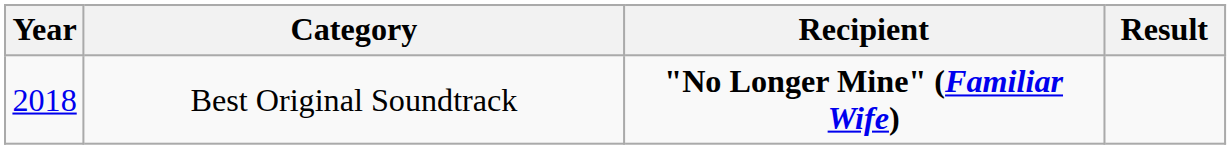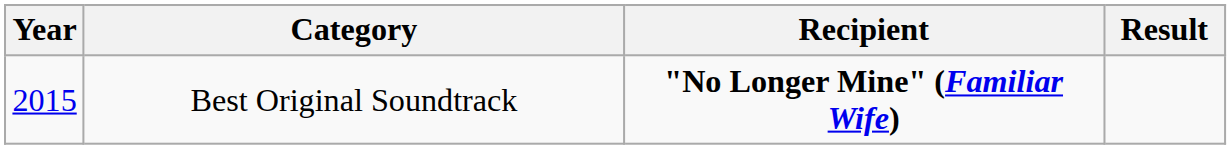(45, 99) 2018 -> (45, 99) 2015
